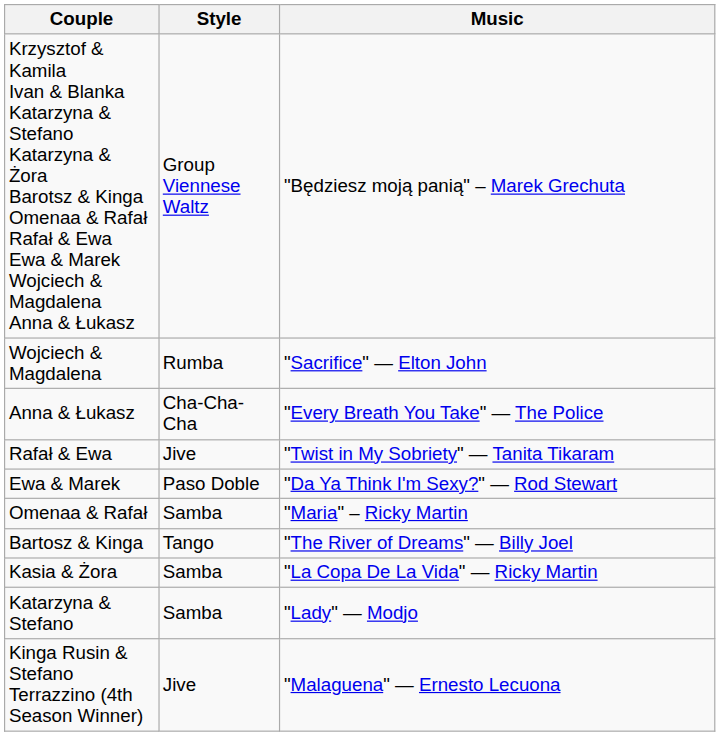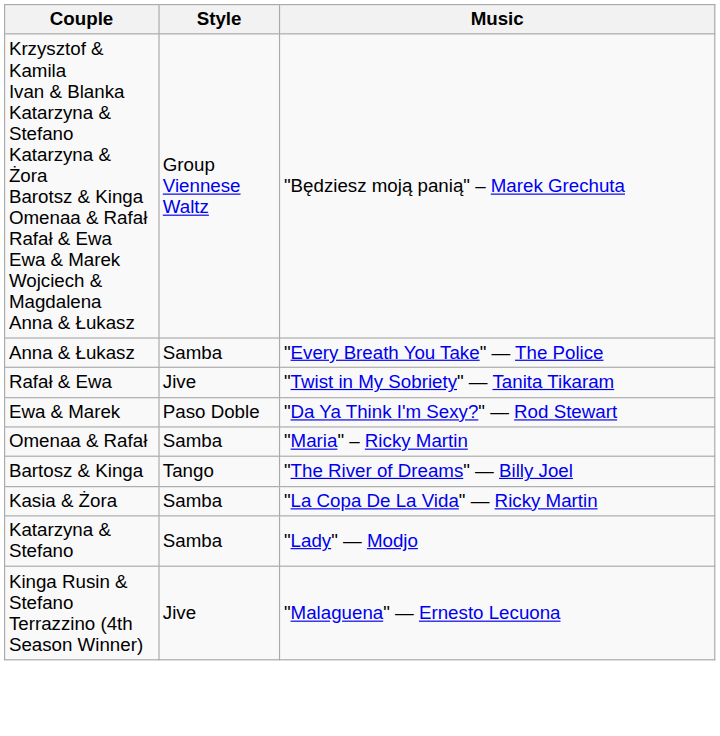- row: (56, 363)
(203, 413) Cha-Cha-Cha -> (192, 352) Samba
